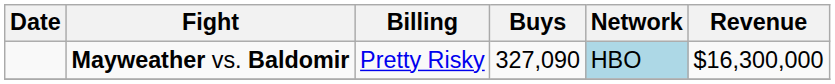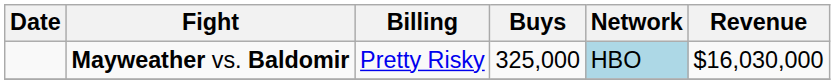(538, 60) 327,090 -> (538, 60) 325,000
(759, 60) $16,300,000 -> (759, 60) $16,030,000
